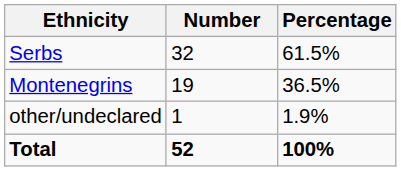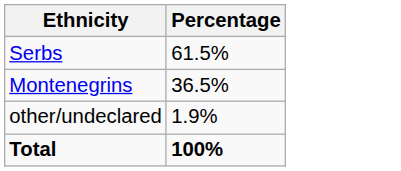- column: (222, 20)
